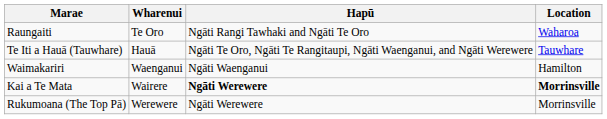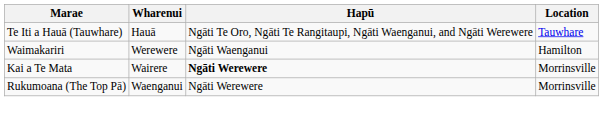- row: (29, 31)
(157, 68) Waenganui -> (154, 50) Werewere
(569, 86) bold -> (567, 68) normal
(154, 104) Werewere -> (157, 86) Waenganui
